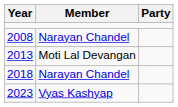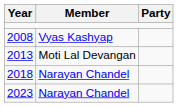(84, 37) Narayan Chandel -> (76, 37) Vyas Kashyap
(76, 93) Vyas Kashyap -> (84, 93) Narayan Chandel
